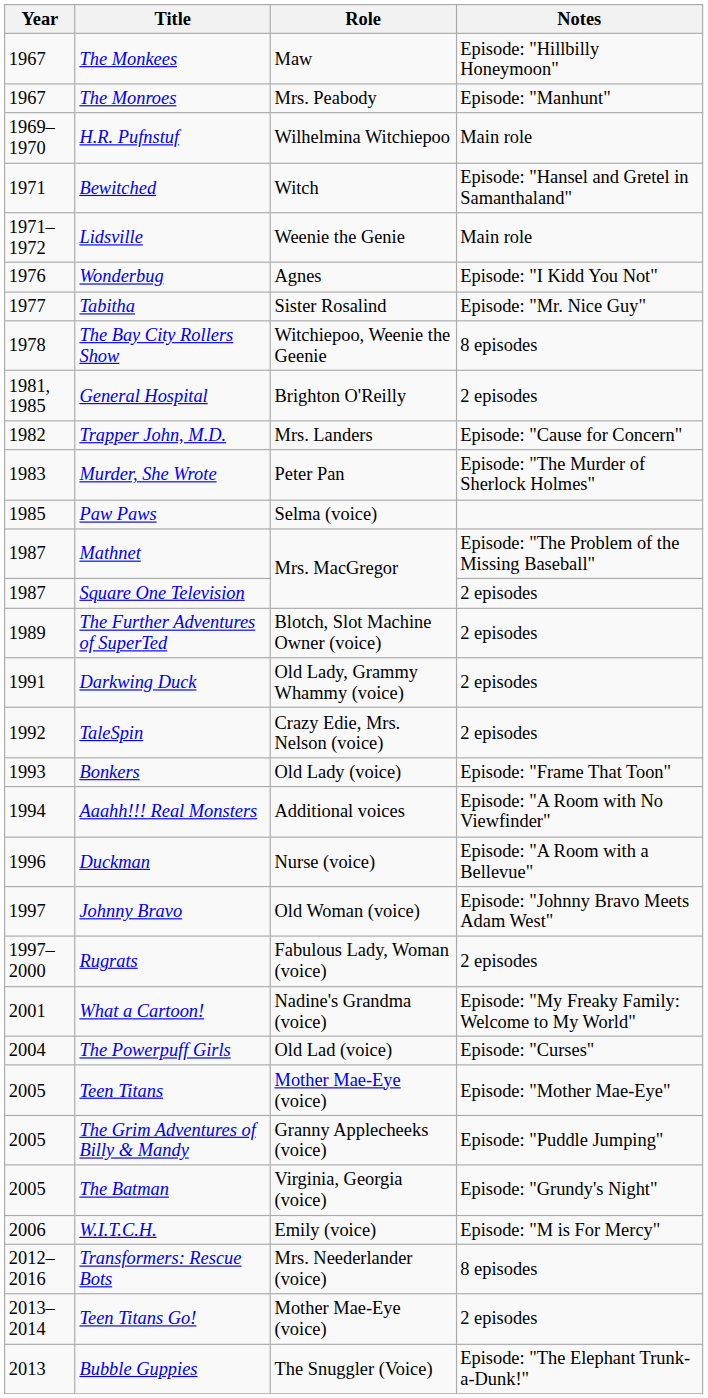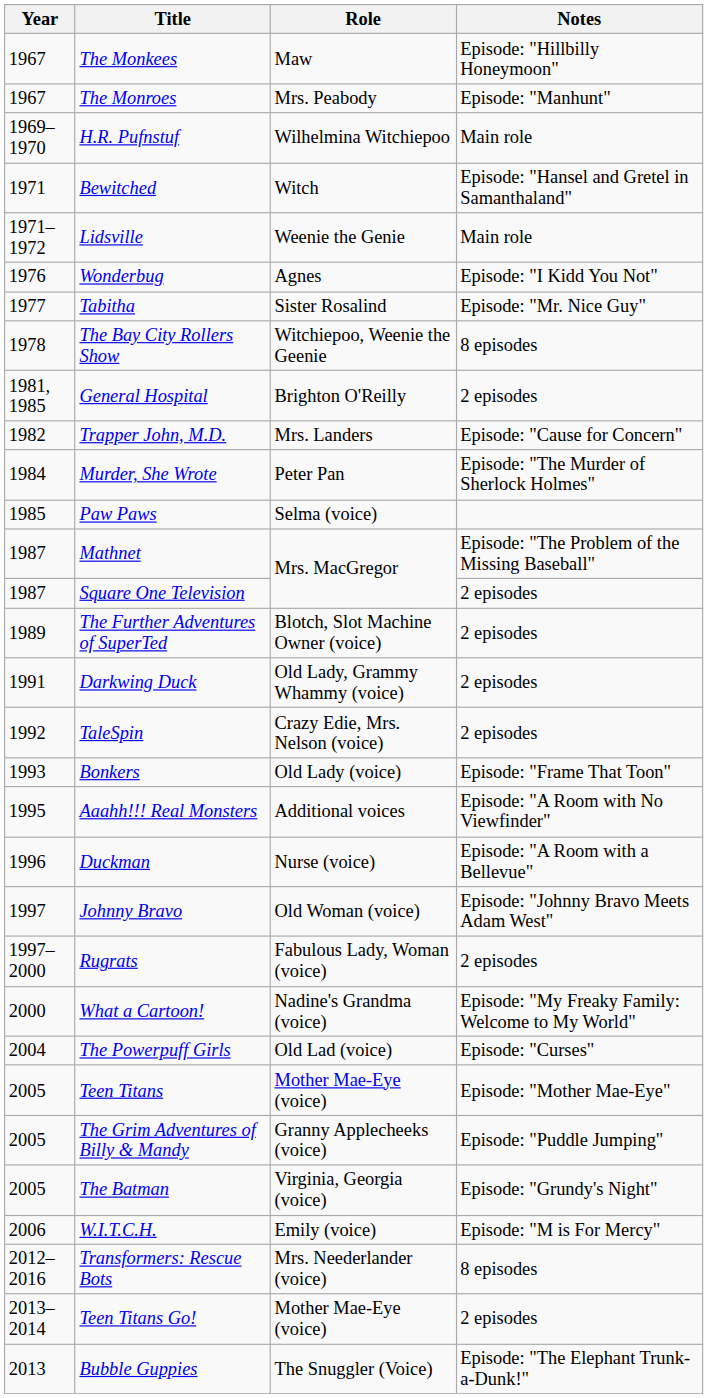(27, 474) 1983 -> (27, 474) 1984
(27, 811) 1994 -> (27, 811) 1995
(27, 1011) 2001 -> (27, 1011) 2000
